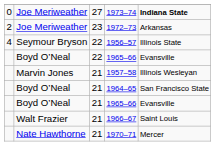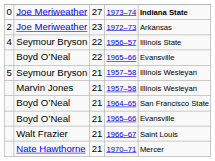+ row: (52, 73)
